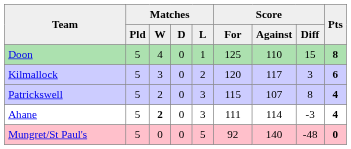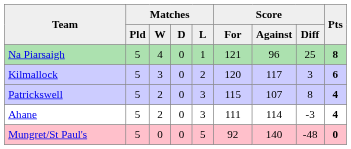- row: (20, 54)
+ row: (37, 54)
(160, 114) bold -> (160, 114) normal
